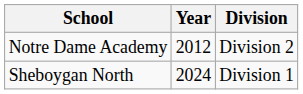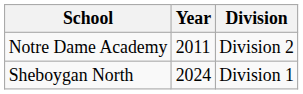(193, 46) 2012 -> (193, 46) 2011
